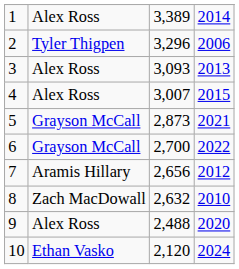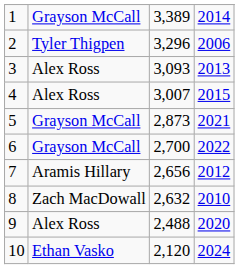(66, 17) Alex Ross -> (86, 17) Grayson McCall
